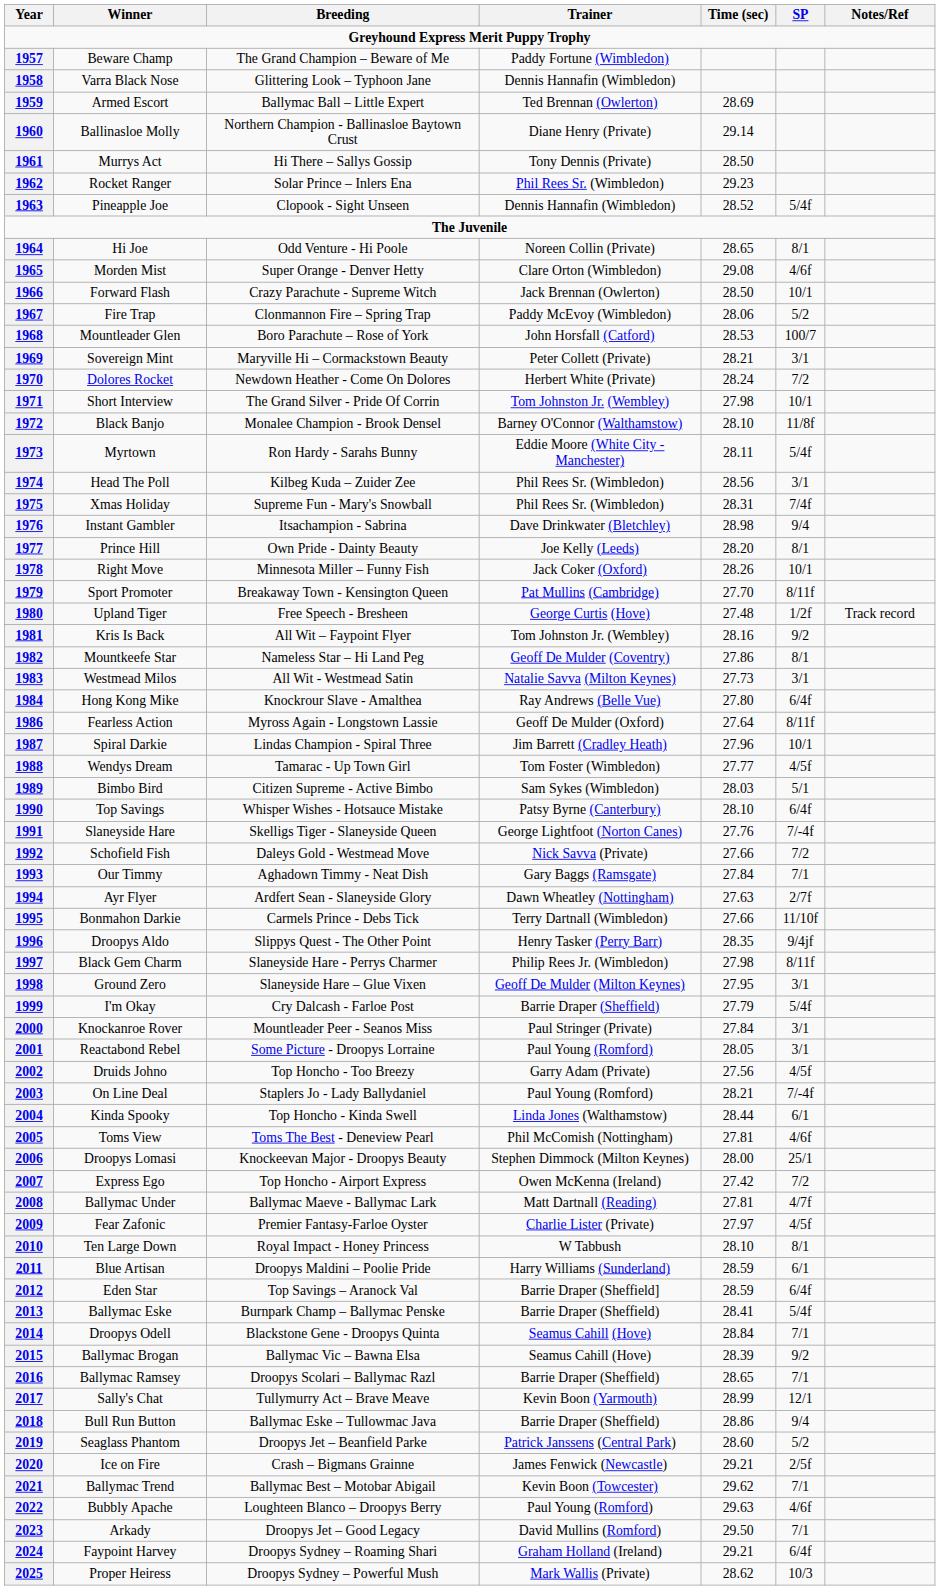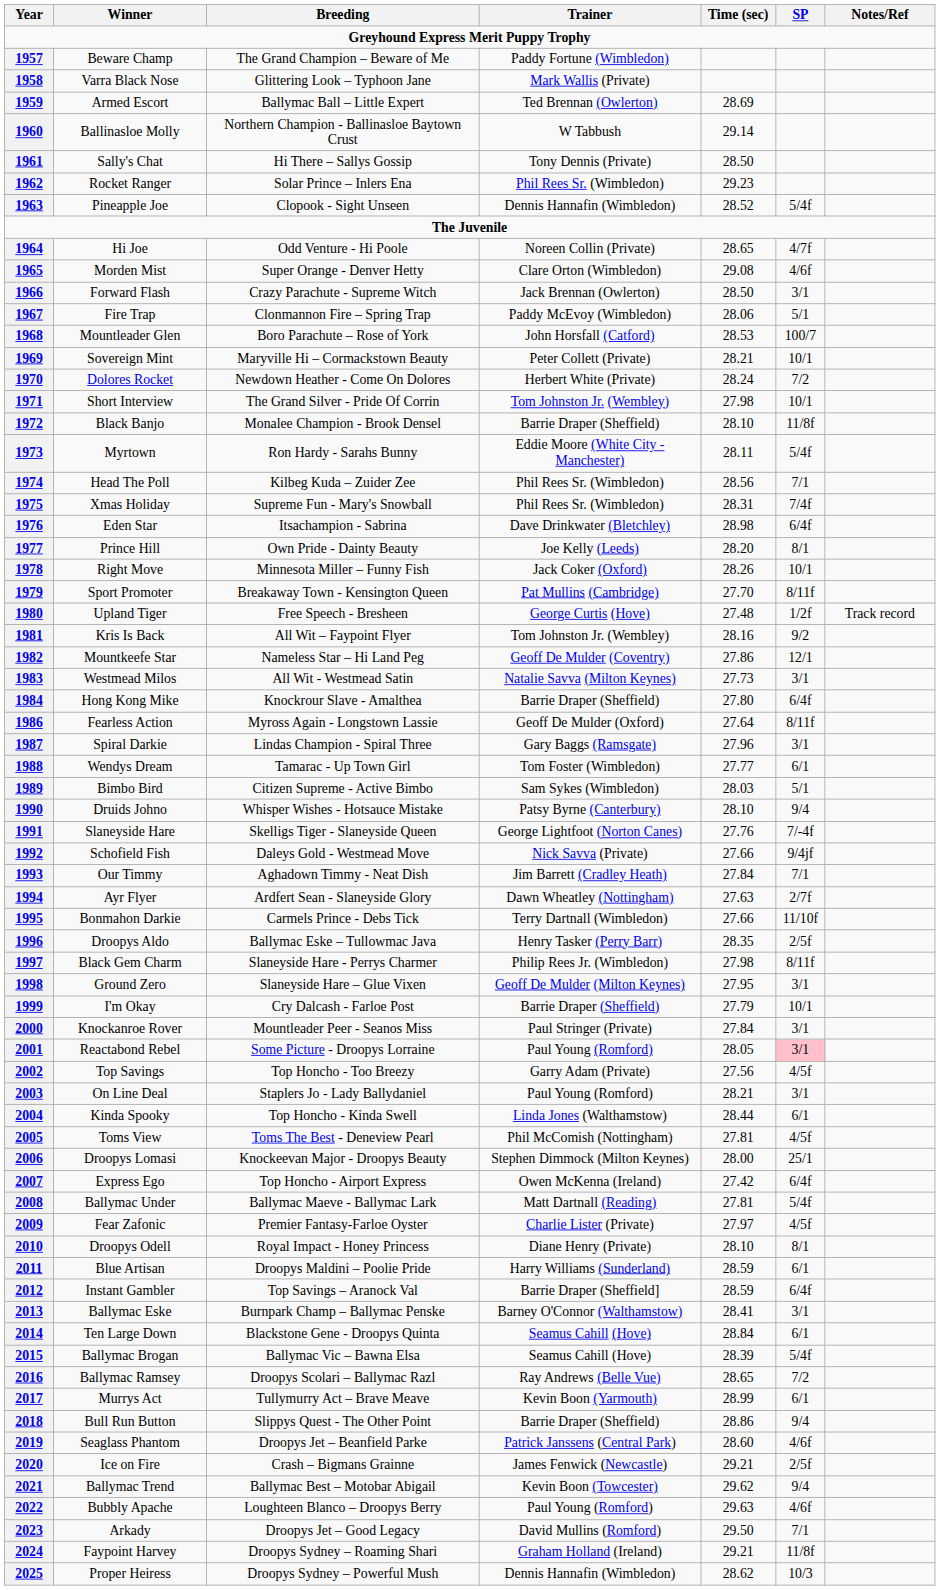(590, 80) Dennis Hannafin (Wimbledon) -> (590, 80) Mark Wallis (Private)
(590, 132) Diane Henry (Private) -> (590, 132) W Tabbush
(130, 161) Murrys Act -> (130, 161) Sally's Chat
(800, 249) 8/1 -> (800, 249) 4/7f
(800, 292) 10/1 -> (800, 292) 3/1
(800, 314) 5/2 -> (800, 314) 5/1
(800, 358) 3/1 -> (800, 358) 10/1
(590, 423) Barney O'Connor (Walthamstow) -> (590, 423) Barrie Draper (Sheffield)
(800, 482) 3/1 -> (800, 482) 7/1
(130, 526) Instant Gambler -> (130, 526) Eden Star
(800, 526) 9/4 -> (800, 526) 6/4f
(800, 657) 8/1 -> (800, 657) 12/1
(590, 701) Ray Andrews (Belle Vue) -> (590, 701) Barrie Draper (Sheffield)
(590, 744) Jim Barrett (Cradley Heath) -> (590, 744) Gary Baggs (Ramsgate)
(800, 744) 10/1 -> (800, 744) 3/1
(800, 766) 4/5f -> (800, 766) 6/1
(130, 810) Top Savings -> (130, 810) Druids Johno
(800, 810) 6/4f -> (800, 810) 9/4
(800, 853) 7/2 -> (800, 853) 9/4jf
(590, 875) Gary Baggs (Ramsgate) -> (590, 875) Jim Barrett (Cradley Heath)
(343, 941) Slippys Quest - The Other Point -> (343, 941) Ballymac Eske – Tullowmac Java
(800, 941) 9/4jf -> (800, 941) 2/5f
(800, 1006) 5/4f -> (800, 1006) 10/1
(800, 1050) no background -> (800, 1050) pink background
(130, 1072) Druids Johno -> (130, 1072) Top Savings
(800, 1093) 7/-4f -> (800, 1093) 3/1
(800, 1137) 4/6f -> (800, 1137) 4/5f
(800, 1181) 7/2 -> (800, 1181) 6/4f
(800, 1202) 4/7f -> (800, 1202) 5/4f
(130, 1246) Ten Large Down -> (130, 1246) Droopys Odell
(590, 1246) W Tabbush -> (590, 1246) Diane Henry (Private)
(130, 1290) Eden Star -> (130, 1290) Instant Gambler
(590, 1312) Barrie Draper (Sheffield) -> (590, 1312) Barney O'Connor (Walthamstow)
(800, 1312) 5/4f -> (800, 1312) 3/1
(130, 1333) Droopys Odell -> (130, 1333) Ten Large Down
(800, 1333) 7/1 -> (800, 1333) 6/1
(800, 1355) 9/2 -> (800, 1355) 5/4f
(590, 1377) Barrie Draper (Sheffield) -> (590, 1377) Ray Andrews (Belle Vue)
(800, 1377) 7/1 -> (800, 1377) 7/2
(130, 1399) Sally's Chat -> (130, 1399) Murrys Act
(800, 1399) 12/1 -> (800, 1399) 6/1
(343, 1421) Ballymac Eske – Tullowmac Java -> (343, 1421) Slippys Quest - The Other Point
(800, 1443) 5/2 -> (800, 1443) 4/6f
(800, 1486) 7/1 -> (800, 1486) 9/4
(800, 1552) 6/4f -> (800, 1552) 11/8f
(590, 1573) Mark Wallis (Private) -> (590, 1573) Dennis Hannafin (Wimbledon)
